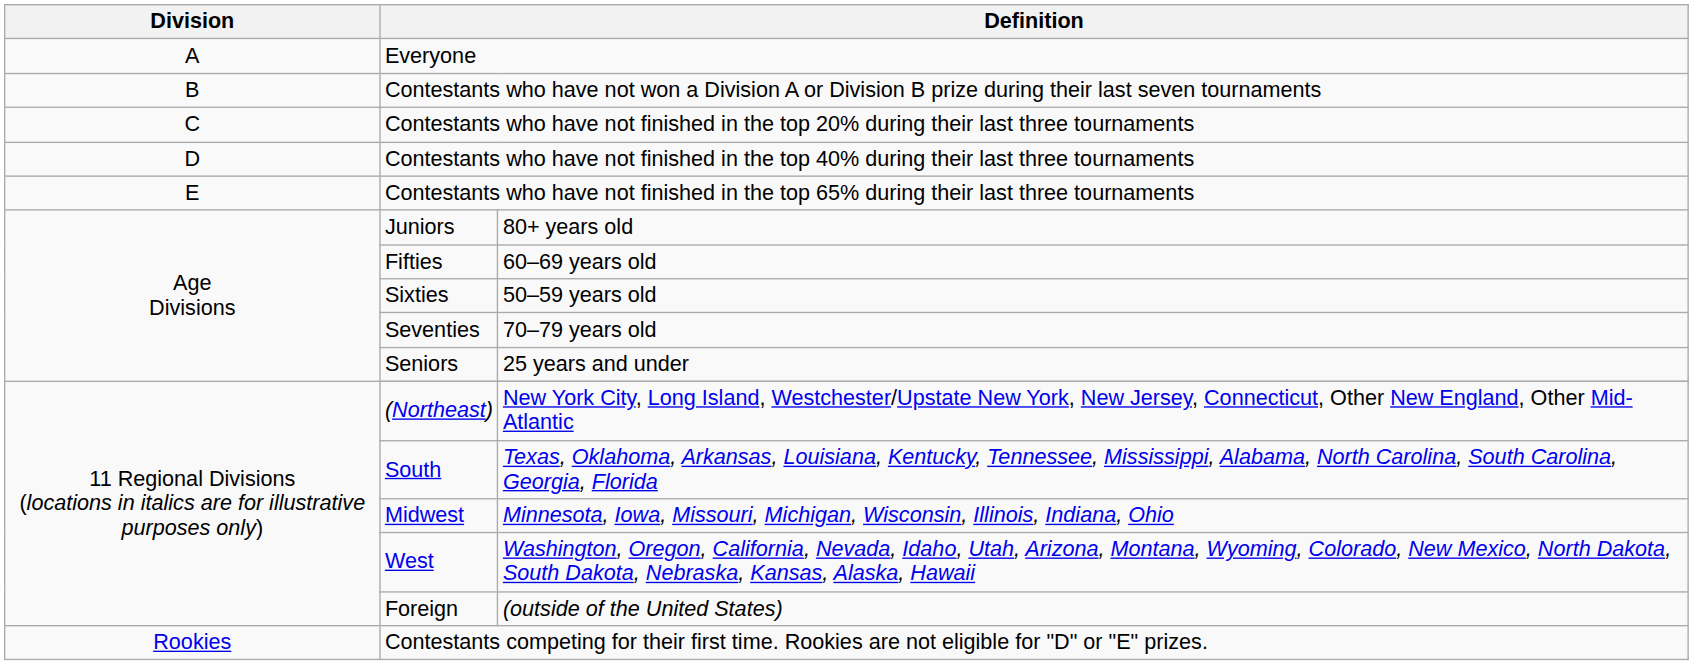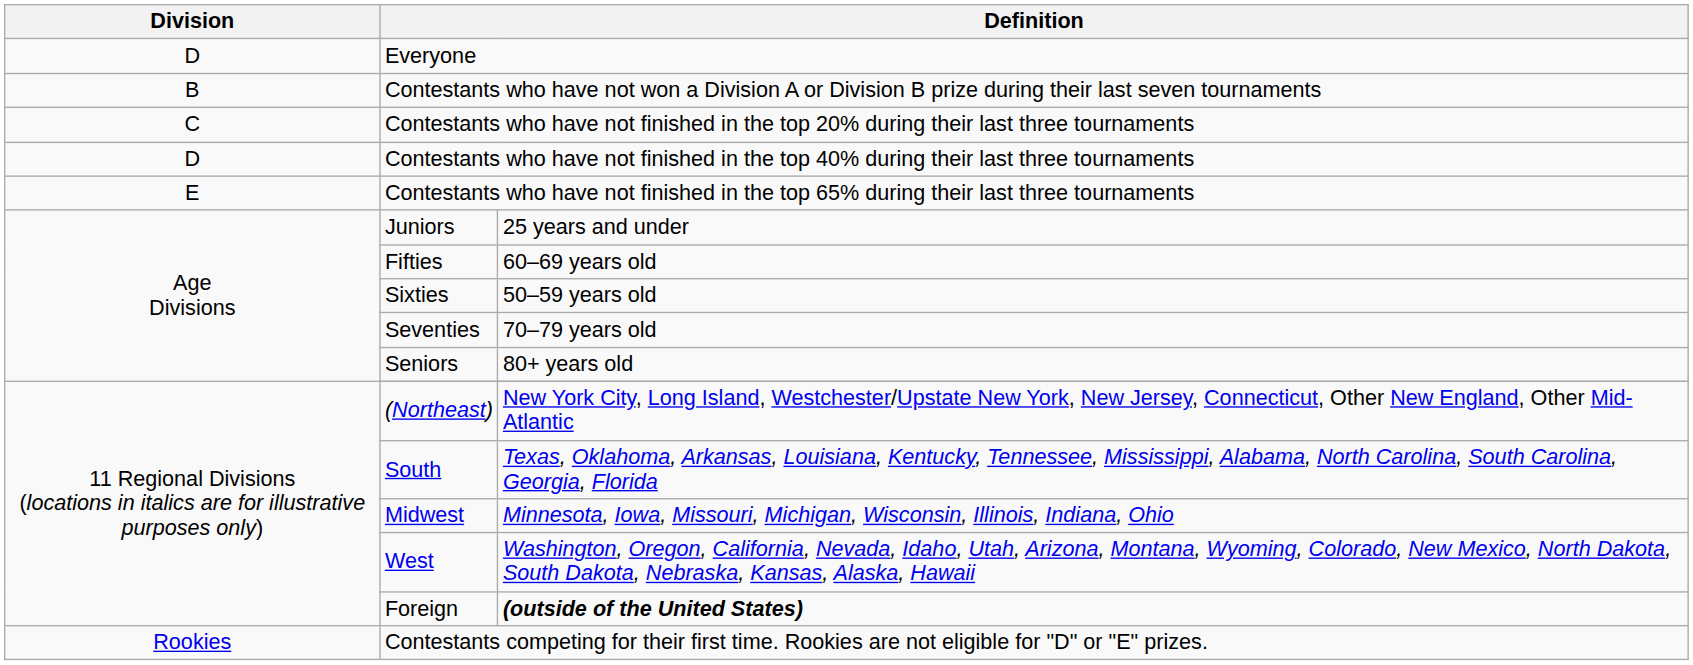(192, 55) A -> (192, 55) D
(568, 227) 80+ years old -> (596, 227) 25 years and under
(596, 364) 25 years and under -> (568, 364) 80+ years old
(643, 608) normal -> (653, 608) bold
